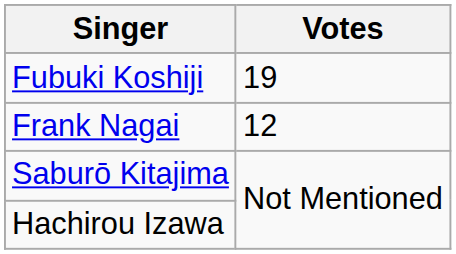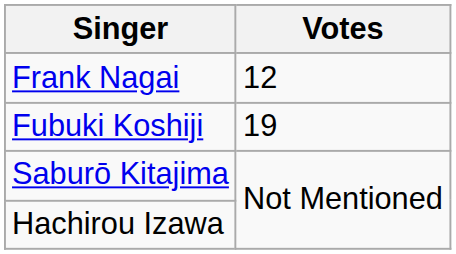rows swapped: (108, 77) <-> (96, 126)
